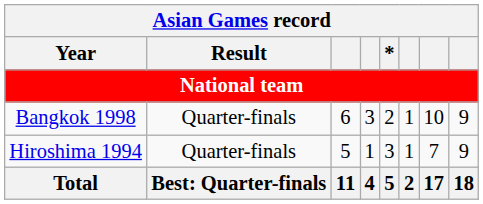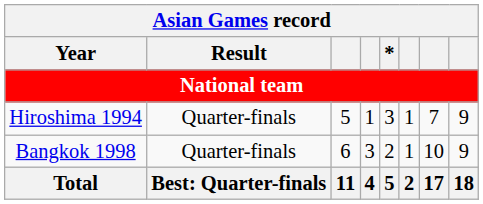rows swapped: (76, 150) <-> (76, 118)
